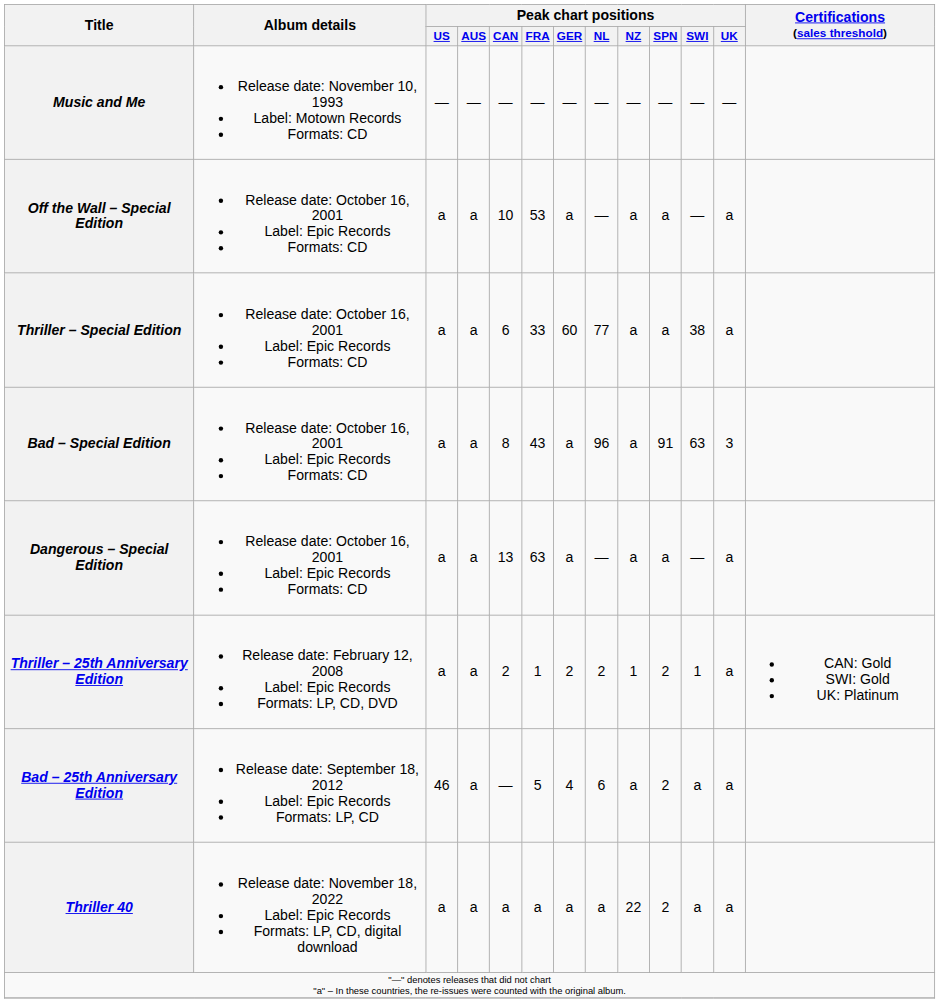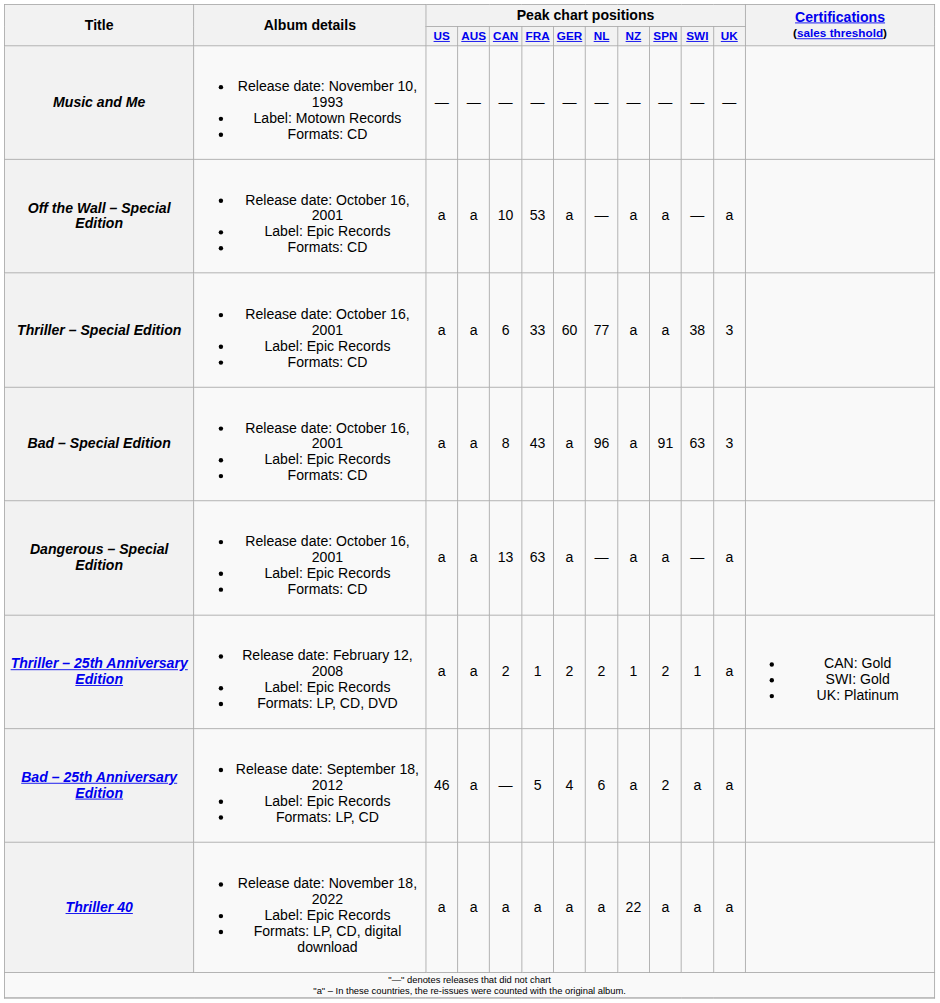(729, 330) a -> (729, 330) 3
(665, 907) 2 -> (665, 907) a
